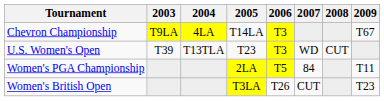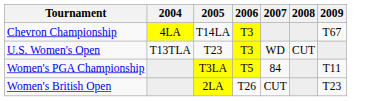- column: (164, 13)
(246, 68) 2LA -> (213, 68) T3LA
(246, 86) T3LA -> (213, 86) 2LA
